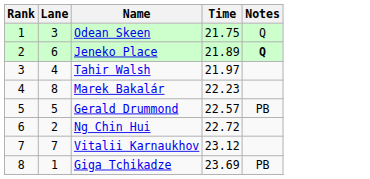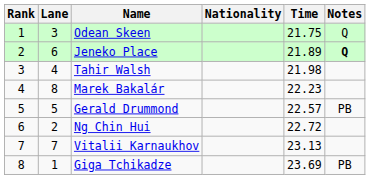+ column: (243, 14)
(222, 70) 21.97 -> (304, 70) 21.98
(222, 146) 23.12 -> (304, 146) 23.13
